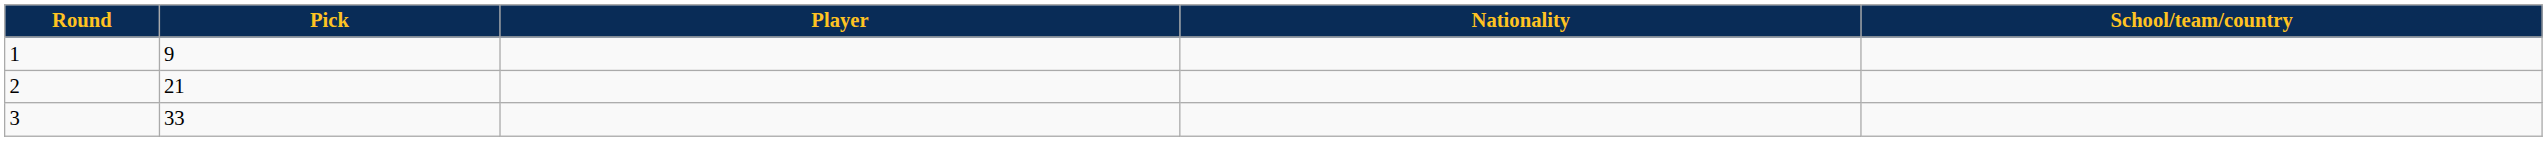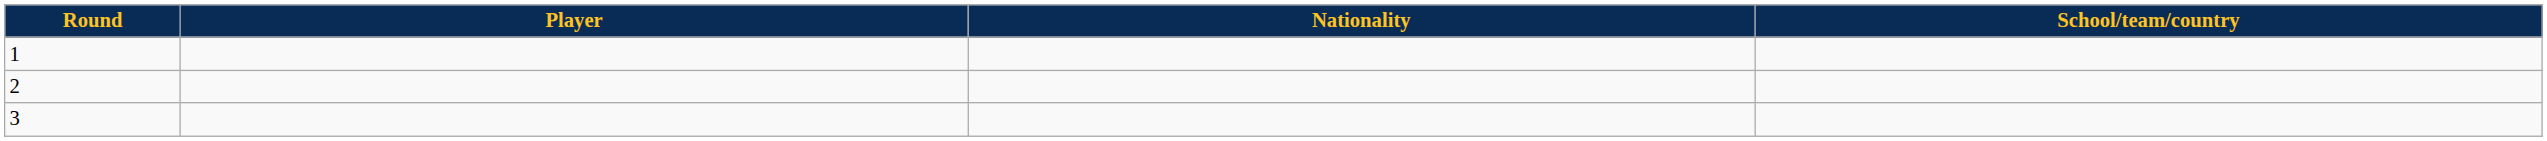- column: (329, 20)
